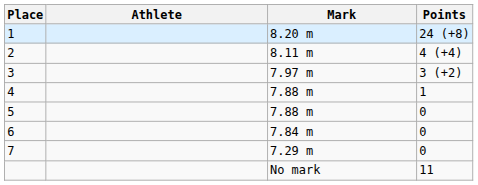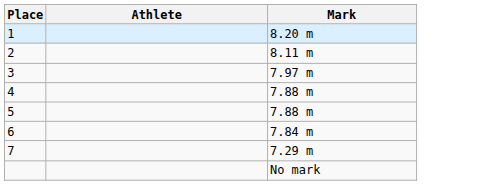- column: (444, 14)
